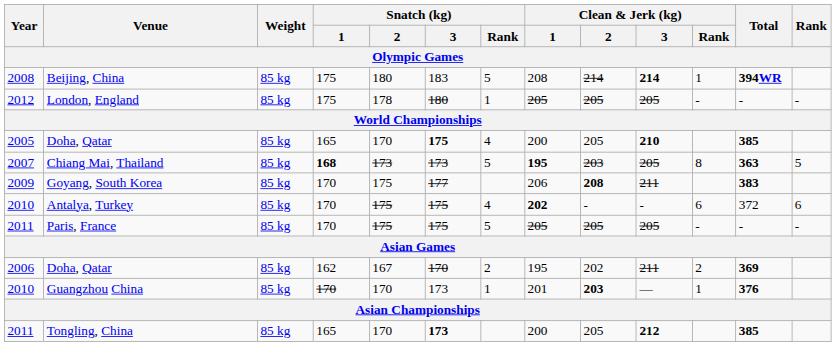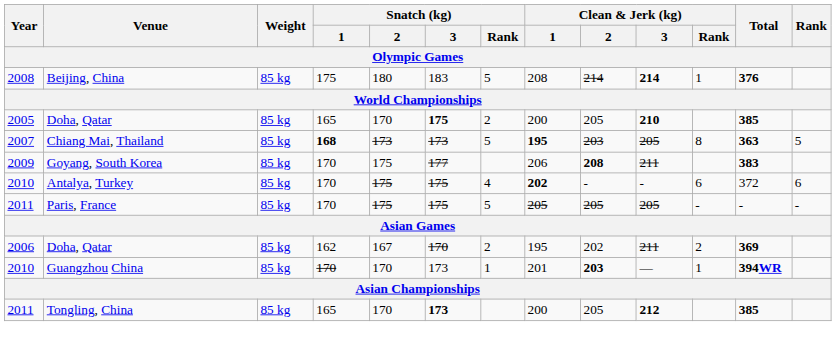(760, 78) 394WR -> (749, 78) 376
- row: (21, 99)
(487, 141) 4 -> (487, 120) 2
(749, 288) 376 -> (760, 267) 394WR
